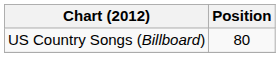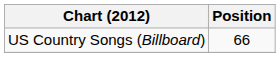(242, 40) 80 -> (242, 40) 66
